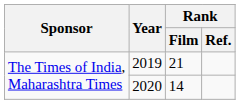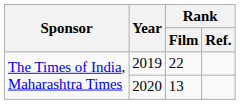(176, 63) 21 -> (176, 63) 22
(176, 87) 14 -> (176, 87) 13
